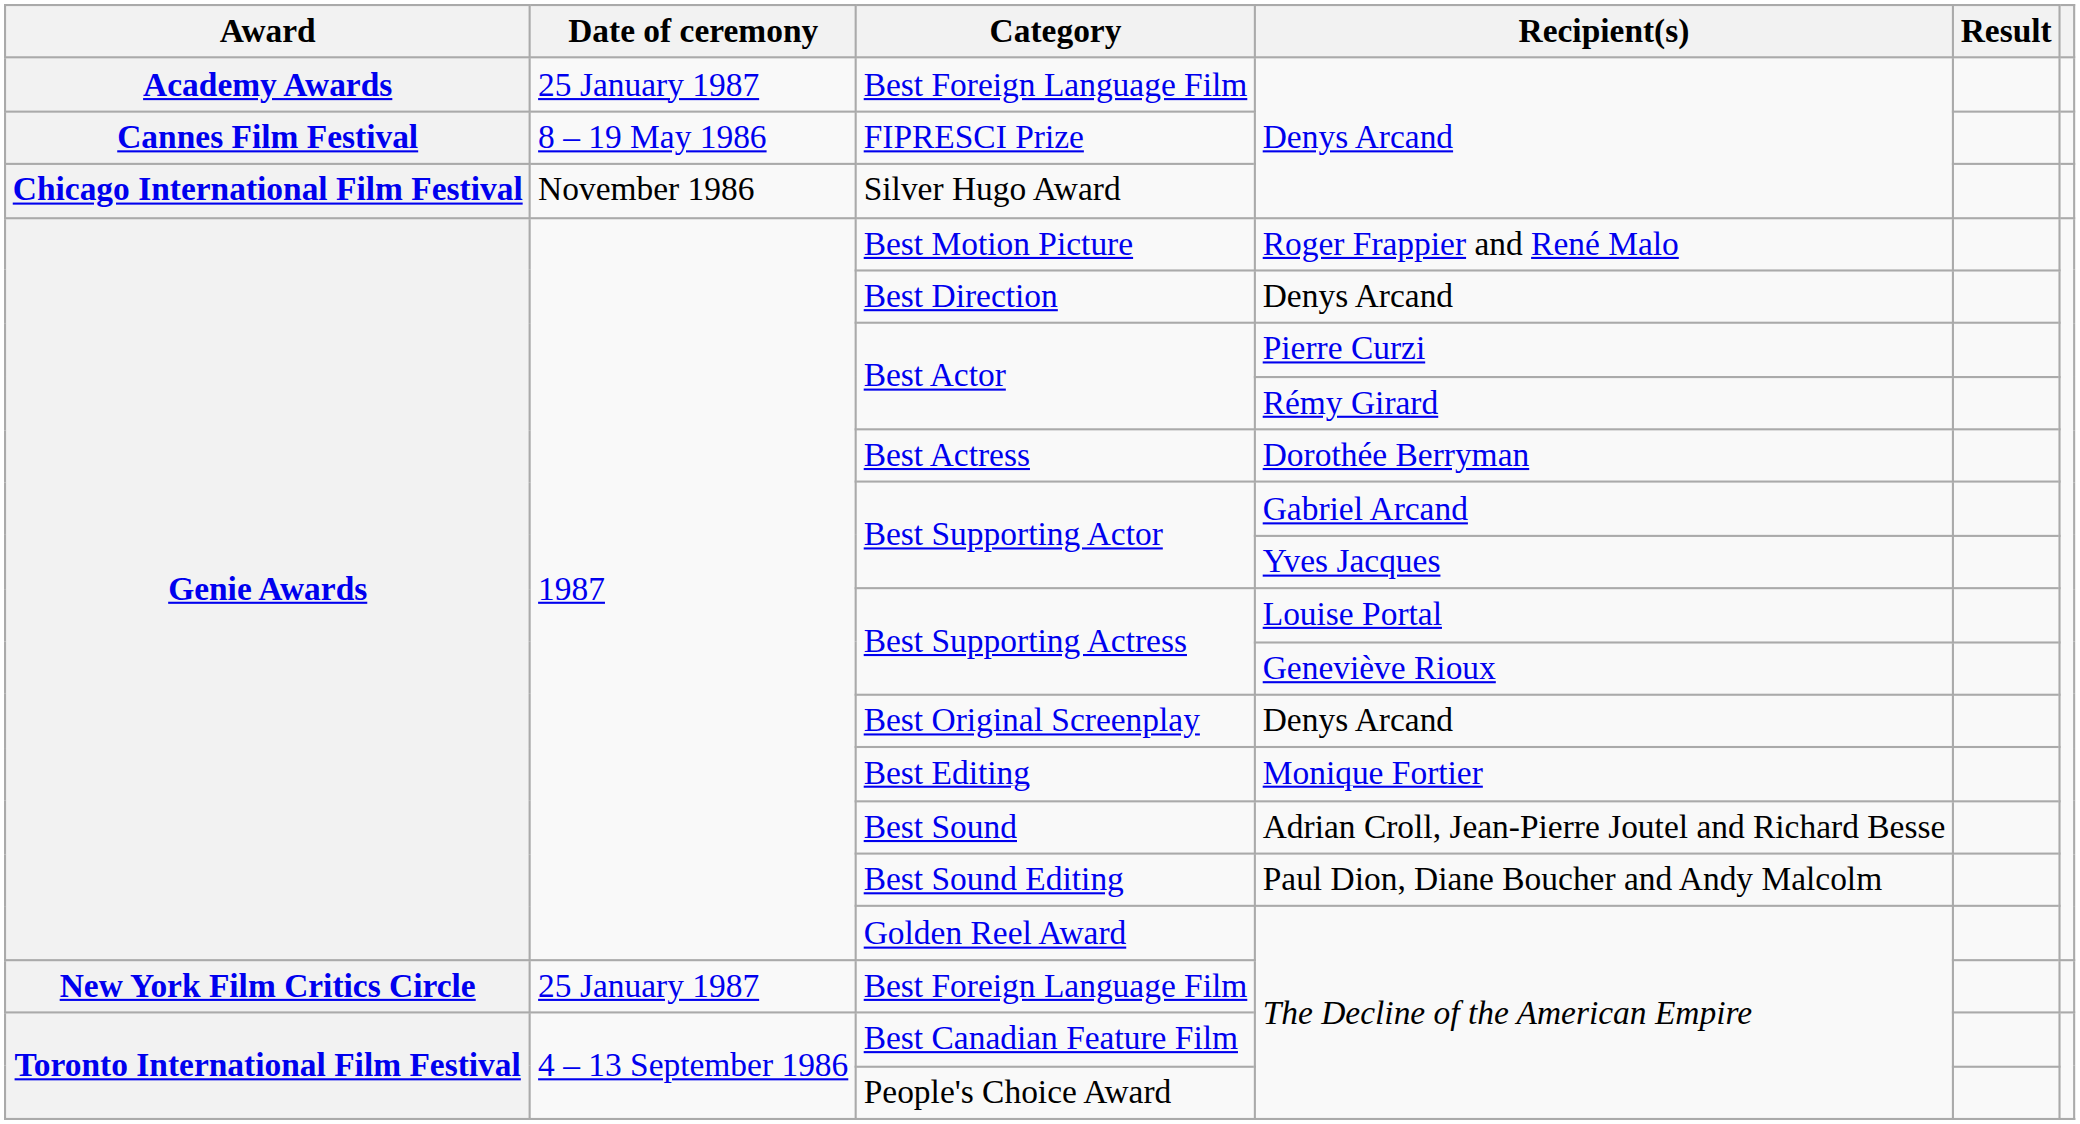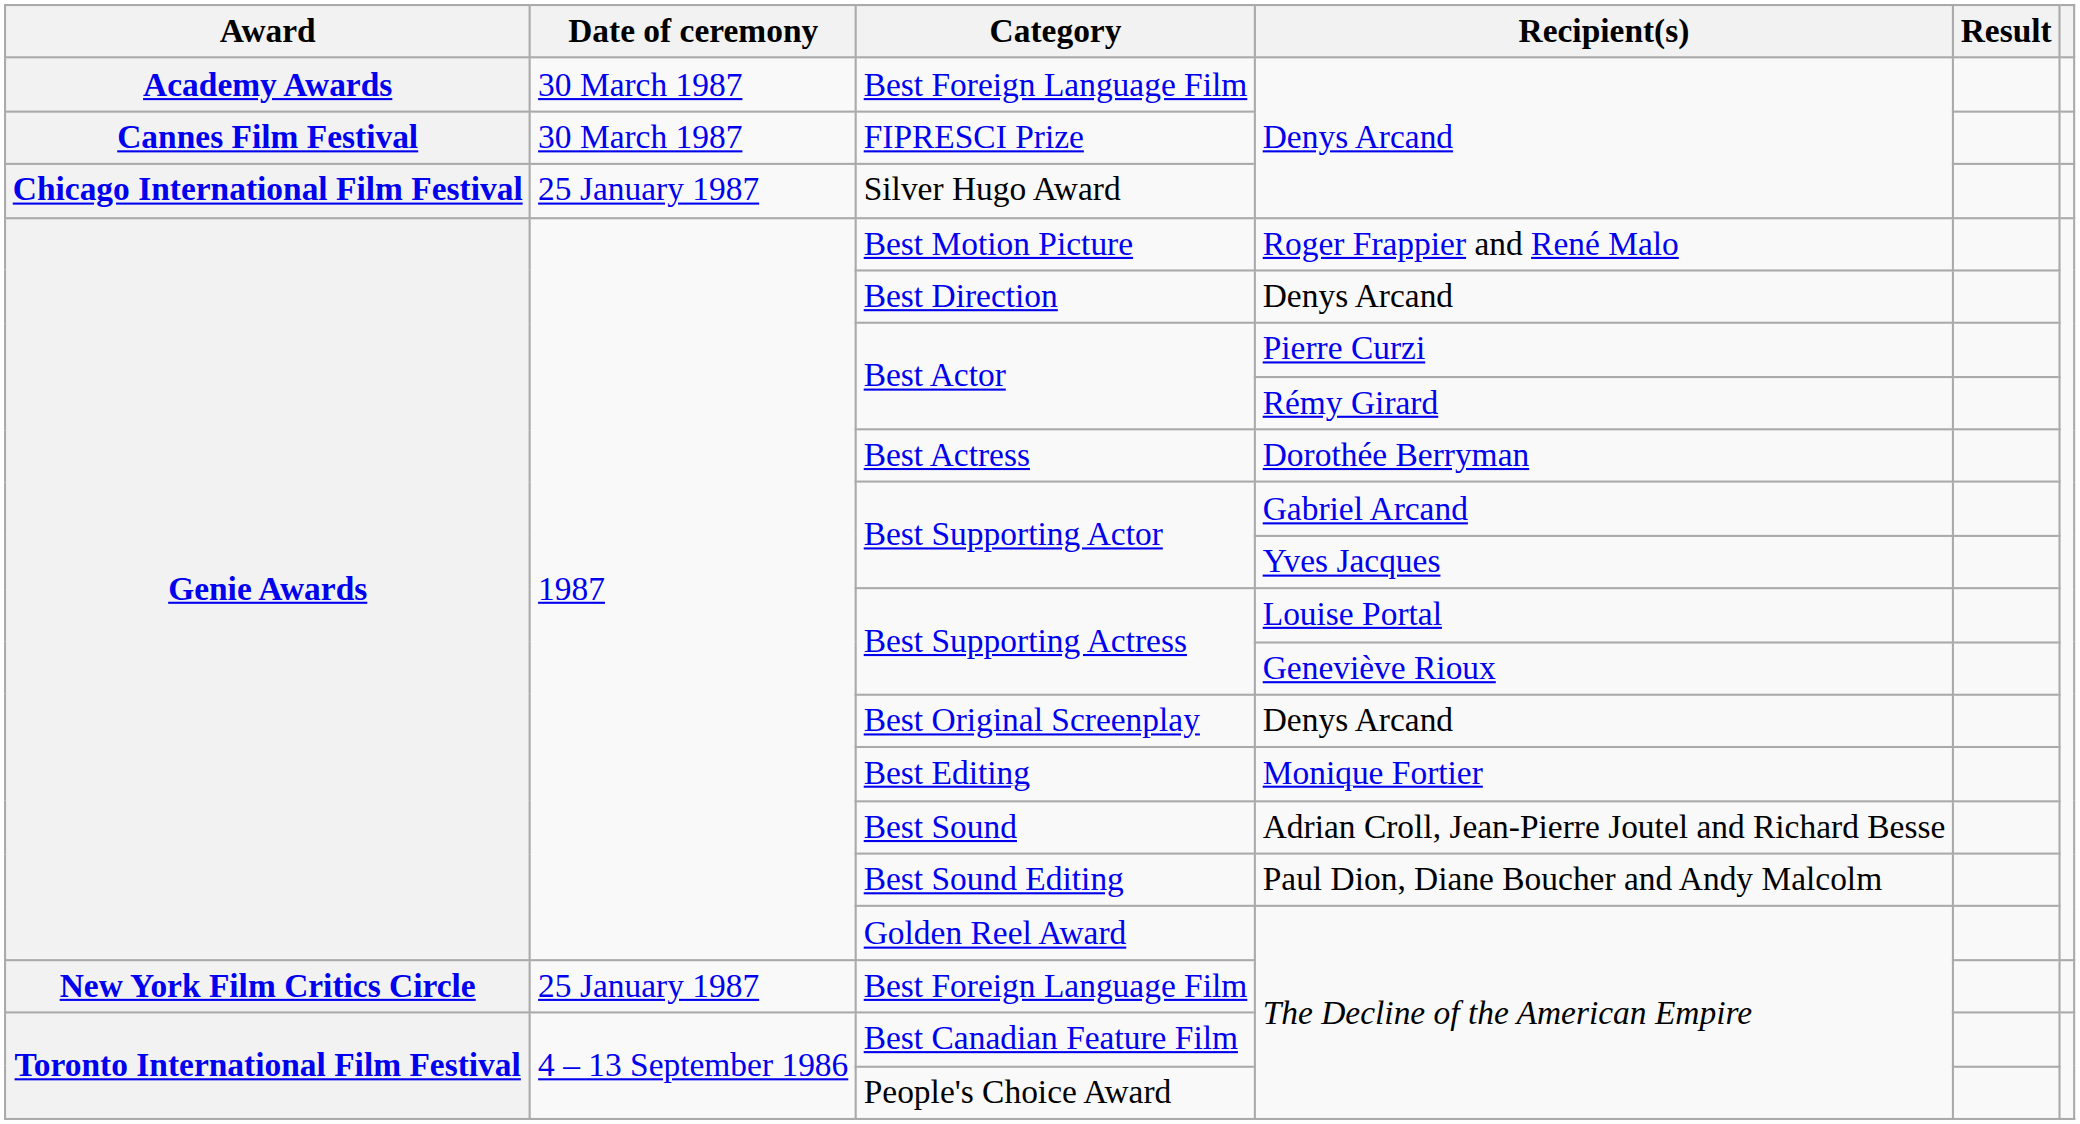(649, 84) 25 January 1987 -> (640, 84) 30 March 1987
(652, 137) 8 – 19 May 1986 -> (640, 137) 30 March 1987
(646, 190) November 1986 -> (649, 190) 25 January 1987
